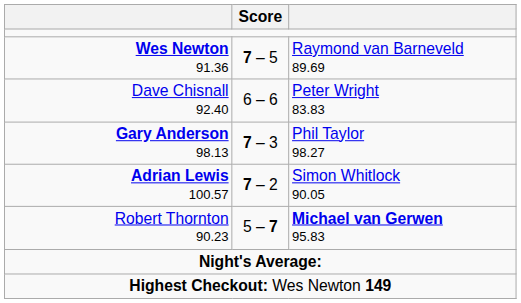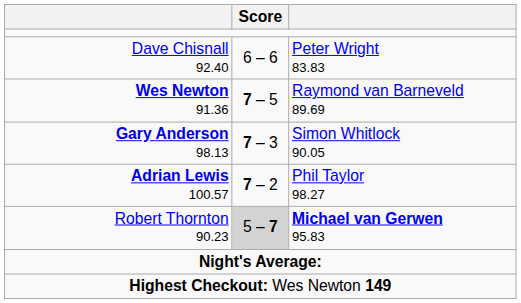rows swapped: (182, 57) <-> (180, 100)
(328, 142) Phil Taylor 98.27 -> (346, 142) Simon Whitlock 90.05
(346, 185) Simon Whitlock 90.05 -> (328, 185) Phil Taylor 98.27
(260, 227) no background -> (260, 227) lightgrey background
